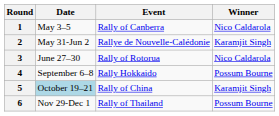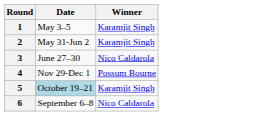- column: (154, 12)
(242, 27) Nico Caldarola -> (126, 27) Karamjit Singh
(65, 73) September 6–8 -> (64, 73) Nov 29-Dec 1
(64, 104) Nov 29-Dec 1 -> (65, 104) September 6–8
(243, 104) Possum Bourne -> (126, 104) Nico Caldarola
